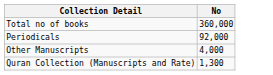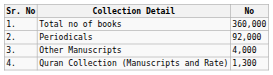+ column: (21, 11)
